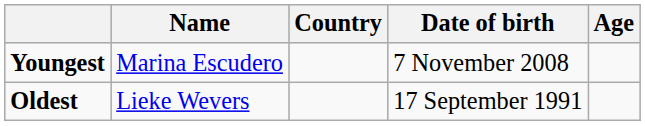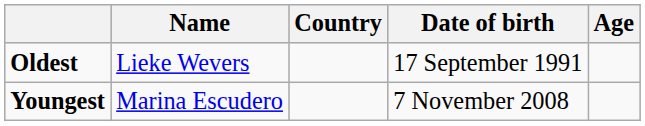rows swapped: (58, 62) <-> (44, 100)
